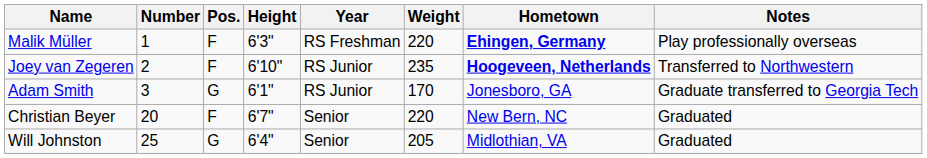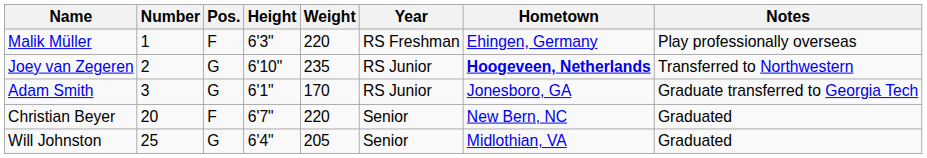columns swapped: (434, 16) <-> (352, 16)
(536, 41) bold -> (532, 41) normal
(212, 66) F -> (213, 66) G
